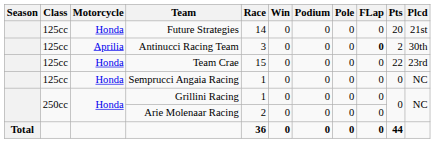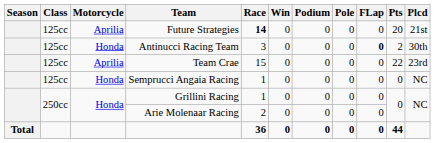(110, 29) Honda -> (109, 29) Aprilia
(261, 29) normal -> (261, 29) bold
(109, 46) Aprilia -> (110, 46) Honda
(110, 63) Honda -> (109, 63) Aprilia
